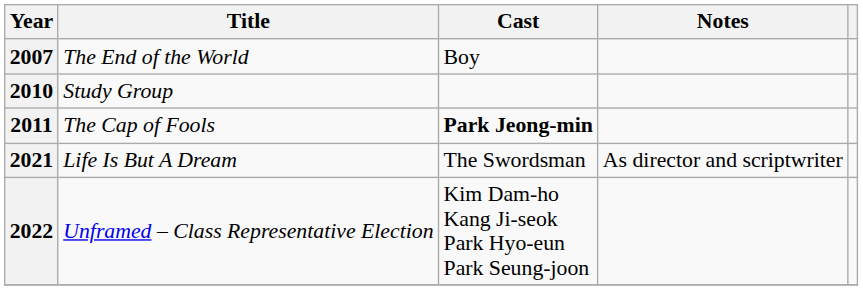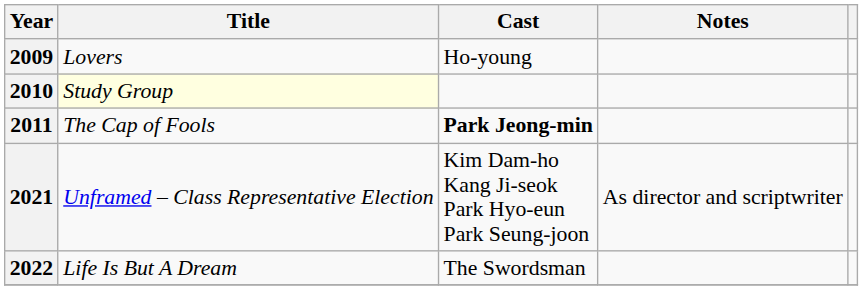- row: (31, 56)
+ row: (31, 56)
(118, 90) no background -> (118, 90) lightyellow background
(150, 159) Life Is But A Dream -> (248, 196) Unframed – Class Representative Election
(515, 159) The Swordsman -> (516, 196) Kim Dam-ho Kang Ji-seok Park Hyo-eun Park Seung-joon
(248, 231) Unframed – Class Representative Election -> (150, 267) Life Is But A Dream
(516, 231) Kim Dam-ho Kang Ji-seok Park Hyo-eun Park Seung-joon -> (515, 267) The Swordsman
